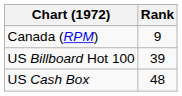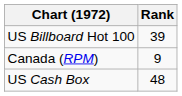rows swapped: (53, 36) <-> (71, 58)
